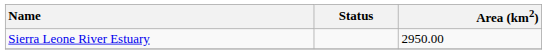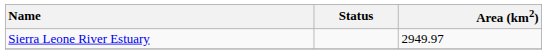(423, 38) 2950.00 -> (423, 38) 2949.97
